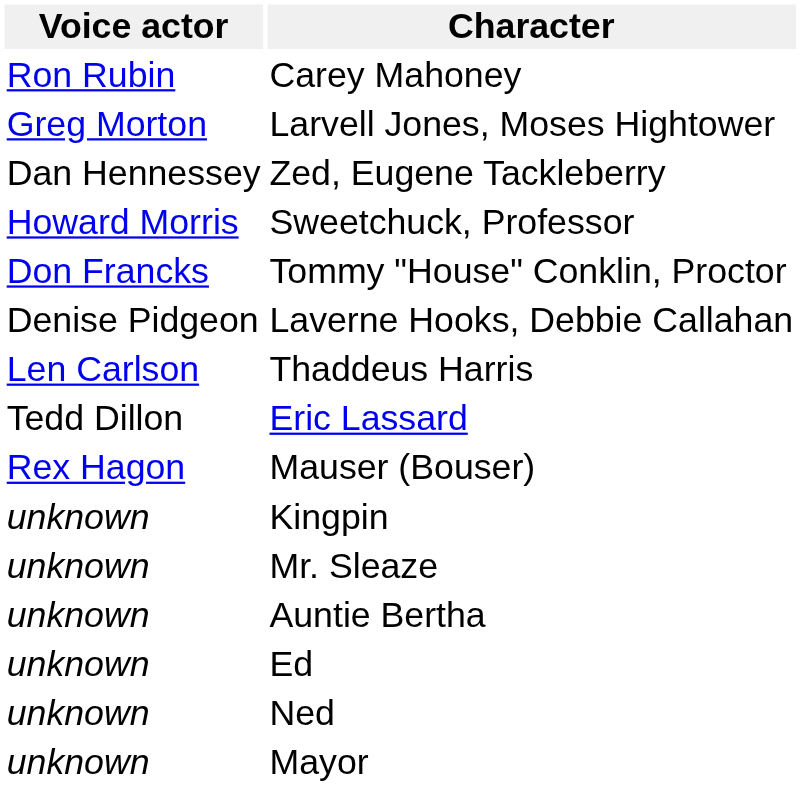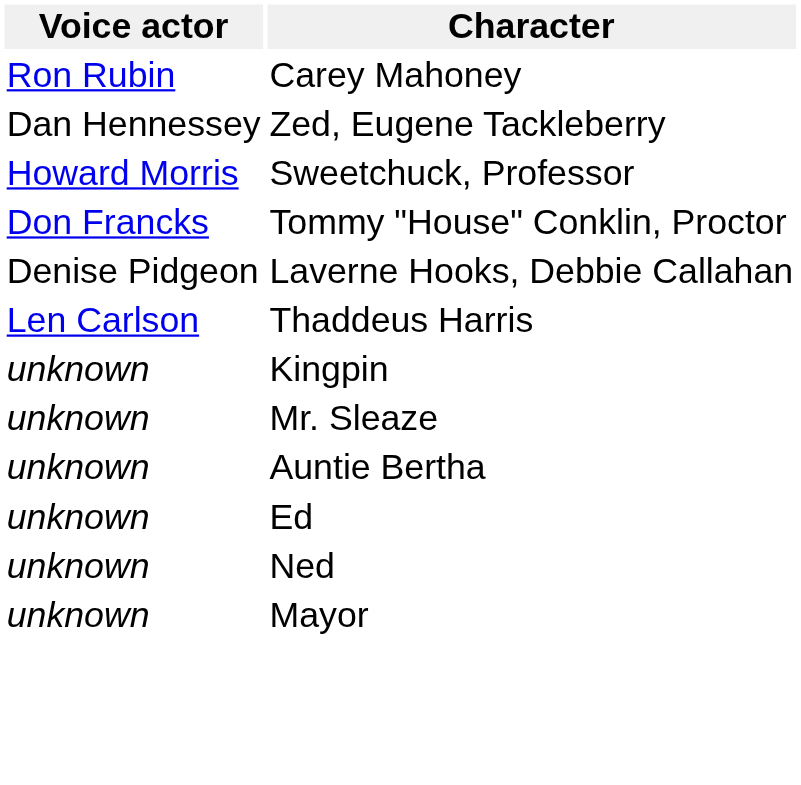- row: (522, 124)
- row: (369, 418)
- row: (402, 467)
